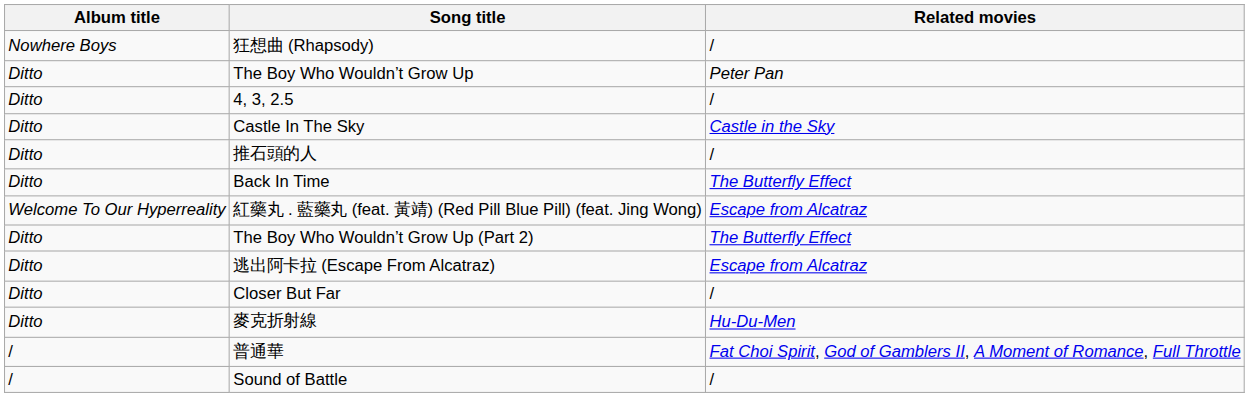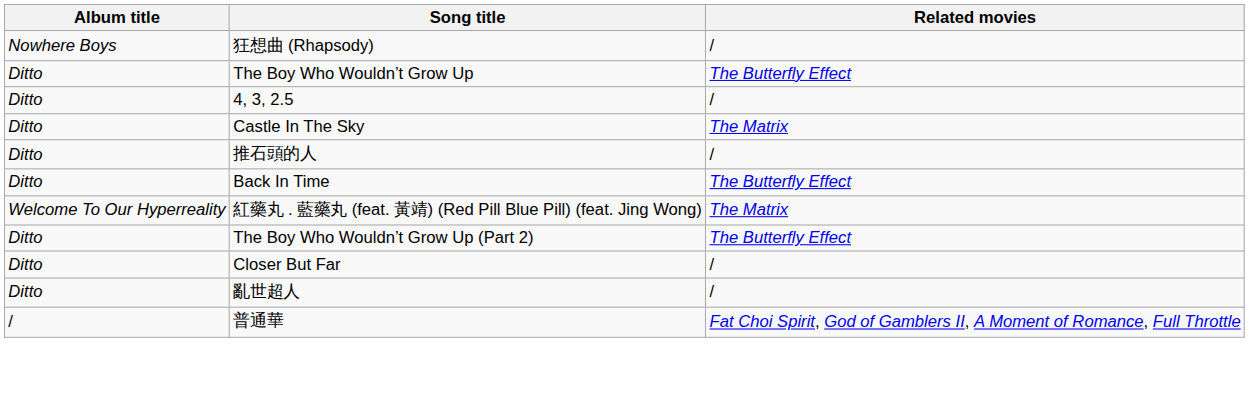(747, 73) Peter Pan -> (780, 73) The Butterfly Effect
(772, 126) Castle in the Sky -> (749, 126) The Matrix
(788, 210) Escape from Alcatraz -> (749, 210) The Matrix
- row: (364, 265)
+ row: (267, 291)
- row: (275, 321)
- row: (290, 379)
